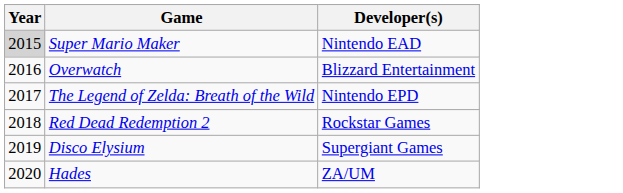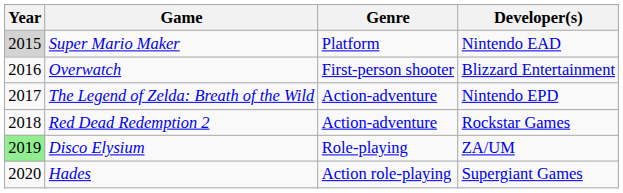+ column: (388, 17)
(25, 148) no background -> (25, 148) lightgreen background
(382, 148) Supergiant Games -> (488, 148) ZA/UM
(348, 174) ZA/UM -> (522, 174) Supergiant Games
